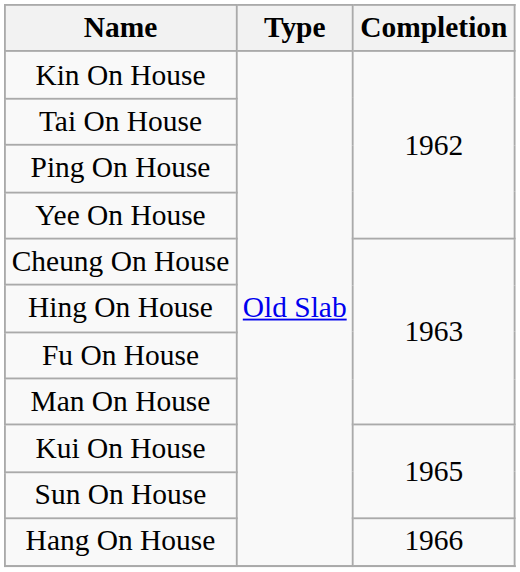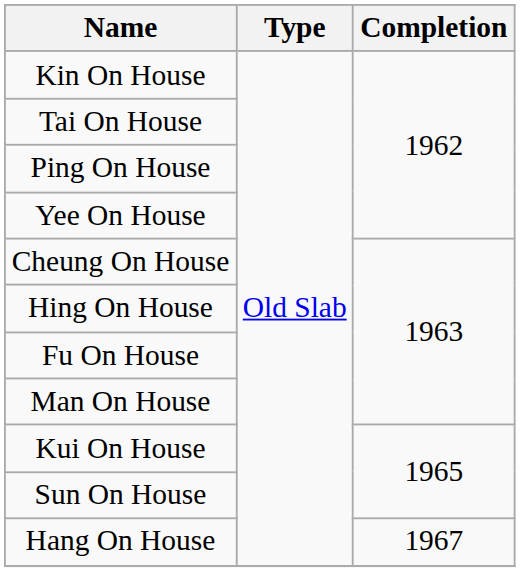(434, 541) 1966 -> (434, 541) 1967
